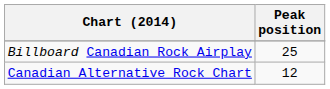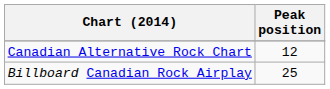rows swapped: (130, 73) <-> (130, 52)
